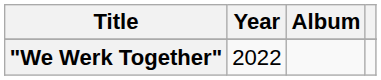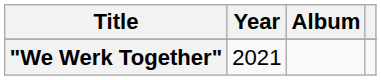(257, 57) 2022 -> (257, 57) 2021
